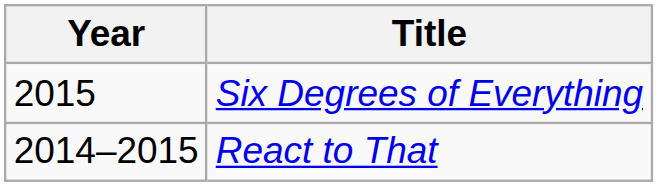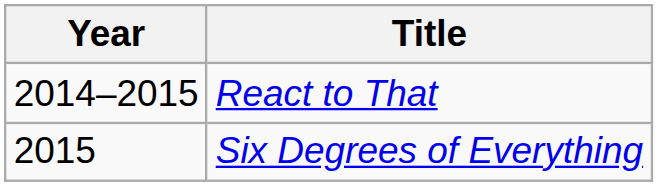rows swapped: (327, 151) <-> (429, 92)
